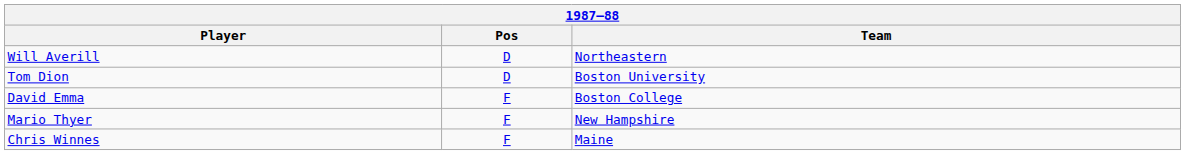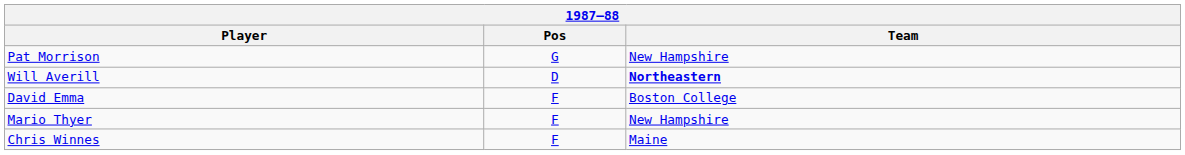+ row: (54, 56)
(621, 56) normal -> (675, 77) bold
- row: (38, 77)
